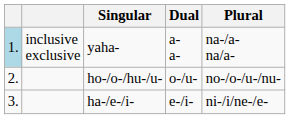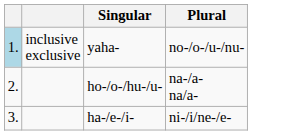- column: (184, 16)
(223, 47) na-/a- na/a- -> (207, 47) no-/o-/u-/nu-
(243, 78) no-/o-/u-/nu- -> (186, 86) na-/a- na/a-
